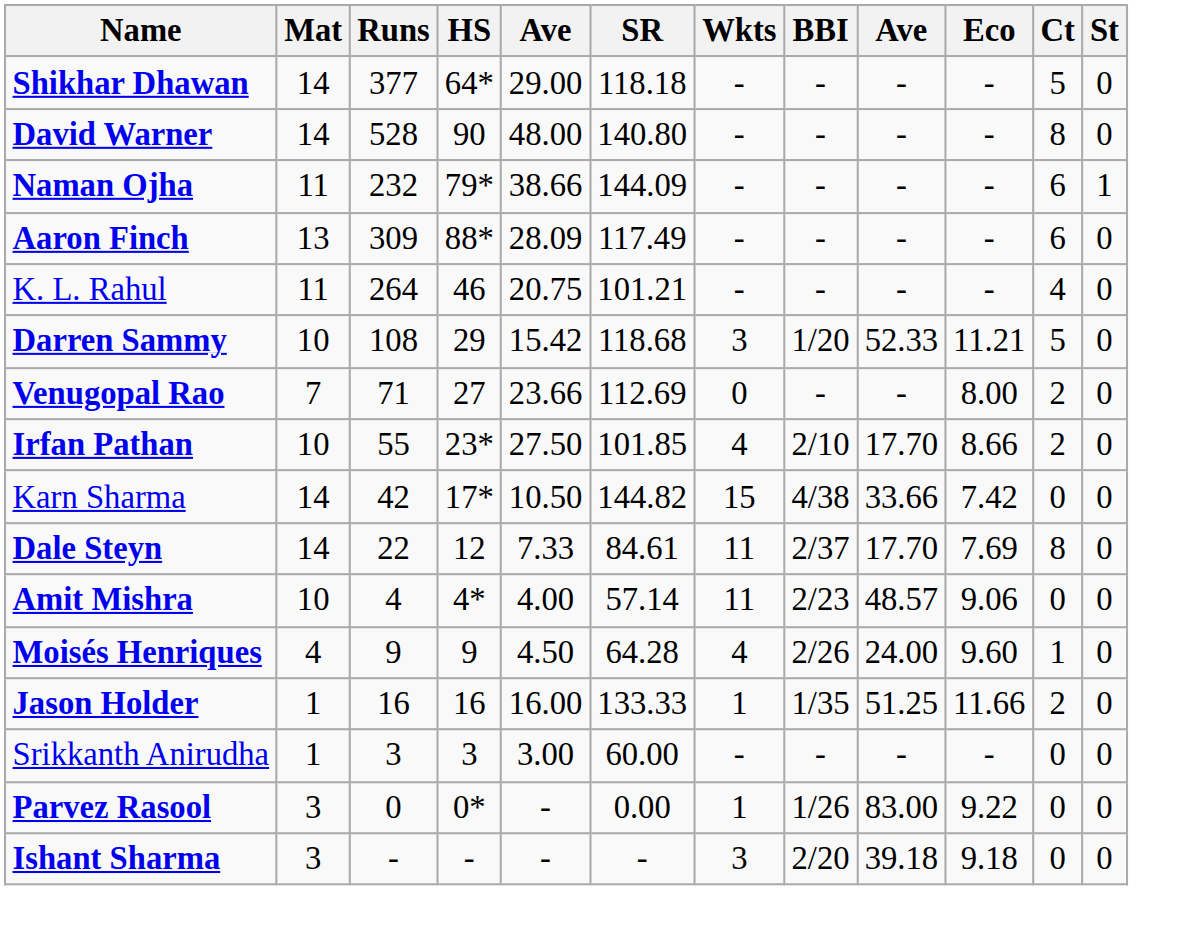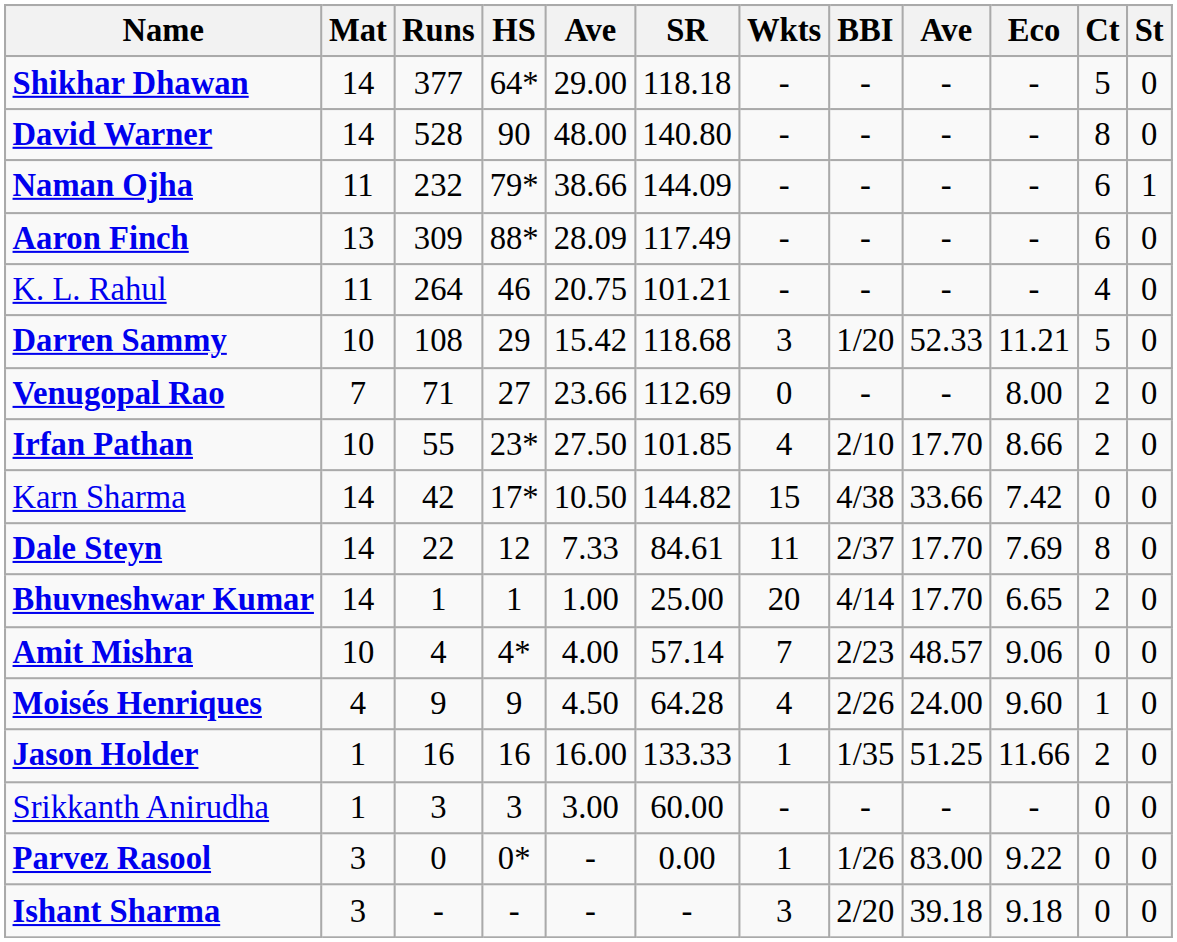+ row: (163, 599)
(739, 599) 11 -> (784, 651) 7
